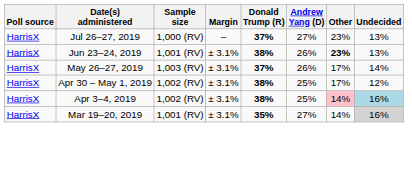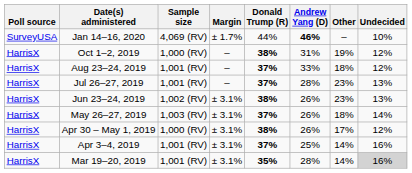+ row: (109, 37)
+ row: (109, 53)
+ row: (109, 68)
(180, 37) 1,000 (RV) -> (184, 83) 1,001 (RV)
(307, 37) 27% -> (310, 83) 28%
(180, 53) 1,001 (RV) -> (184, 99) 1,002 (RV)
(340, 53) bold -> (344, 99) normal
(340, 68) 17% -> (344, 114) 18%
(180, 83) 1,002 (RV) -> (184, 130) 1,000 (RV)
(307, 83) 25% -> (310, 130) 26%
(180, 99) 1,002 (RV) -> (184, 145) 1,001 (RV)
(264, 99) 38% -> (267, 145) 37%
(340, 99) pink background -> (344, 145) no background
(379, 99) lightblue background -> (382, 145) no background
(307, 114) 27% -> (310, 161) 28%
